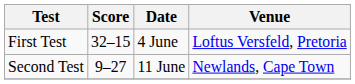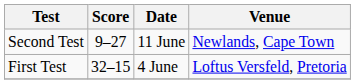rows swapped: (37, 41) <-> (46, 66)
